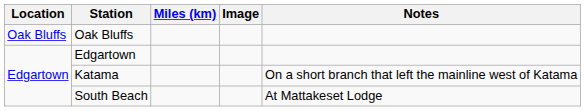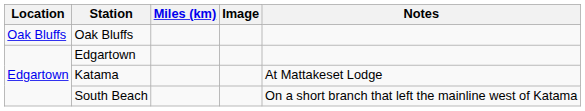(421, 75) On a short branch that left the mainline west of Katama -> (324, 75) At Mattakeset Lodge
(324, 95) At Mattakeset Lodge -> (421, 95) On a short branch that left the mainline west of Katama
